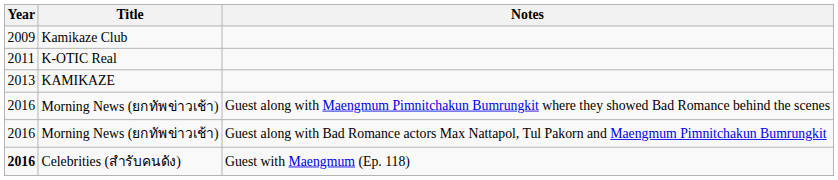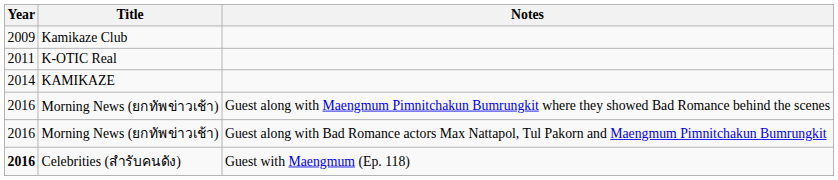(21, 80) 2013 -> (21, 80) 2014
